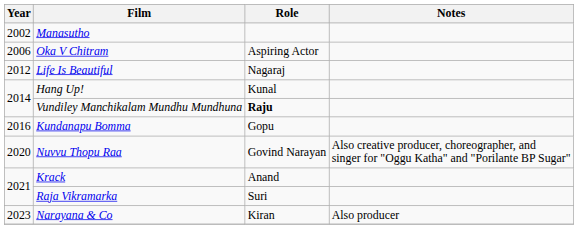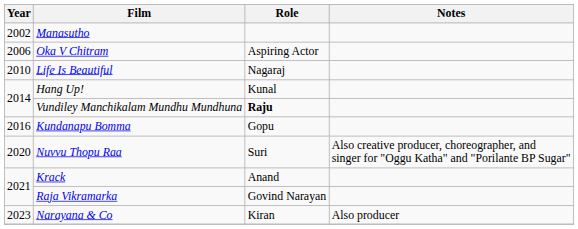(19, 70) 2012 -> (19, 70) 2010
(287, 151) Govind Narayan -> (258, 151) Suri
(258, 196) Suri -> (287, 196) Govind Narayan
